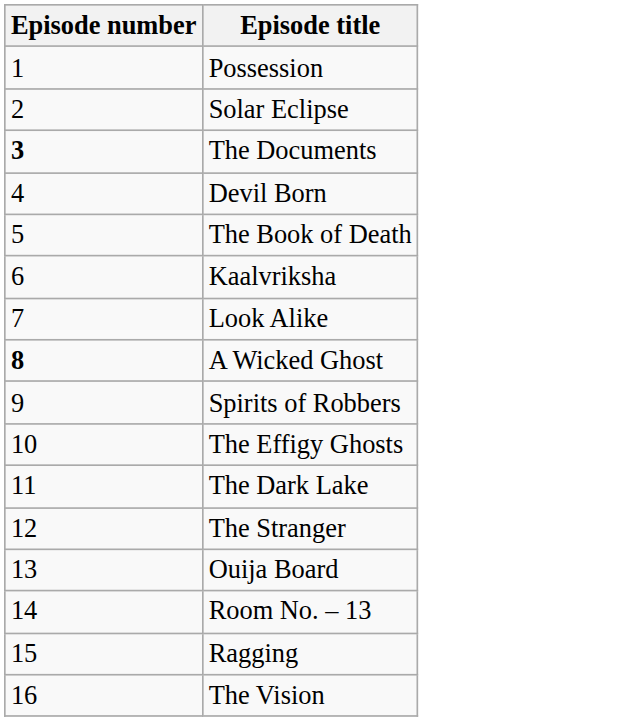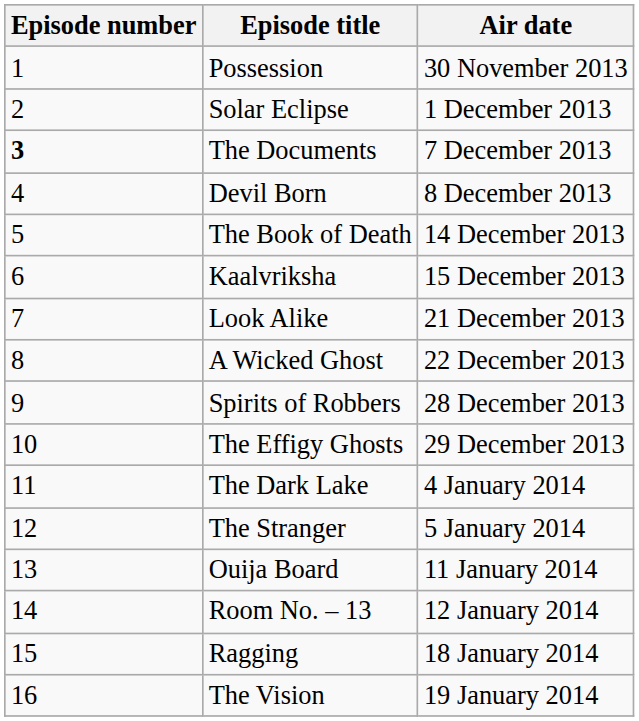+ column: (526, 25)
(18, 360) bold -> (18, 360) normal
